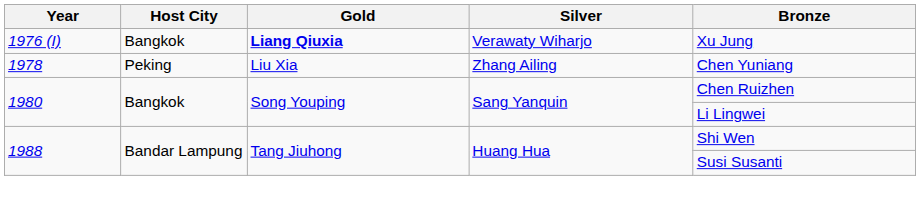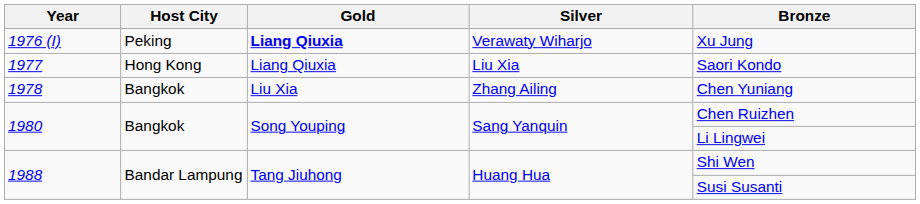(154, 41) Bangkok -> (148, 41) Peking
+ row: (25, 65)
(148, 65) Peking -> (154, 89) Bangkok
